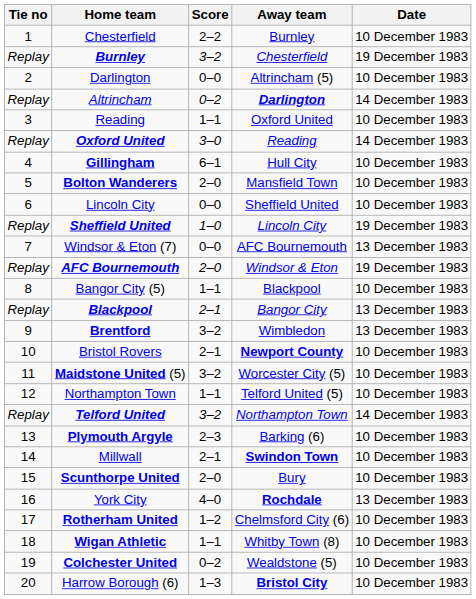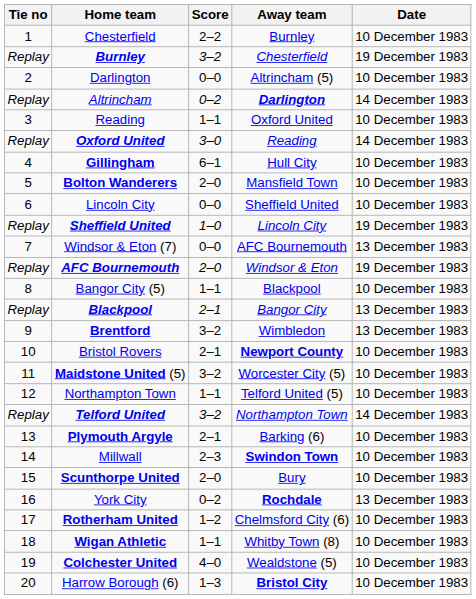(210, 436) 2–3 -> (210, 436) 2–1
(210, 457) 2–1 -> (210, 457) 2–3
(210, 499) 4–0 -> (210, 499) 0–2
(210, 562) 0–2 -> (210, 562) 4–0
